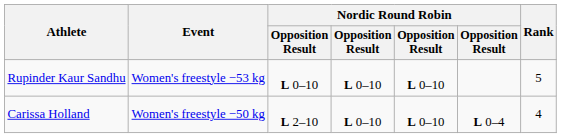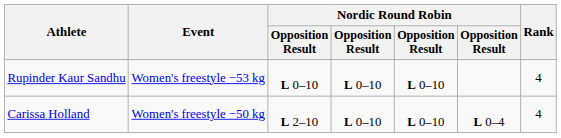(539, 78) 5 -> (539, 78) 4
